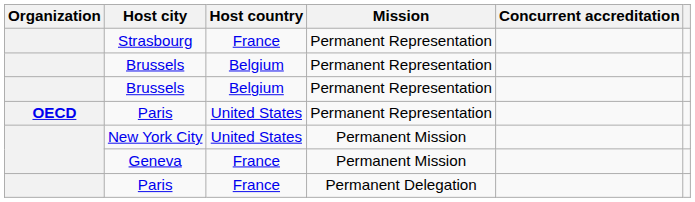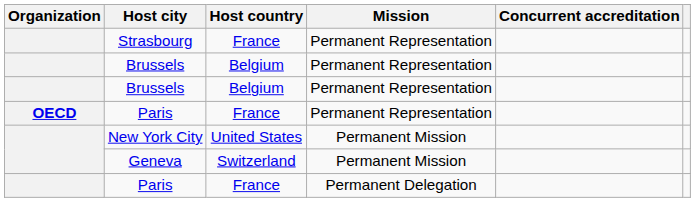(256, 112) United States -> (256, 112) France
(256, 161) France -> (256, 161) Switzerland
